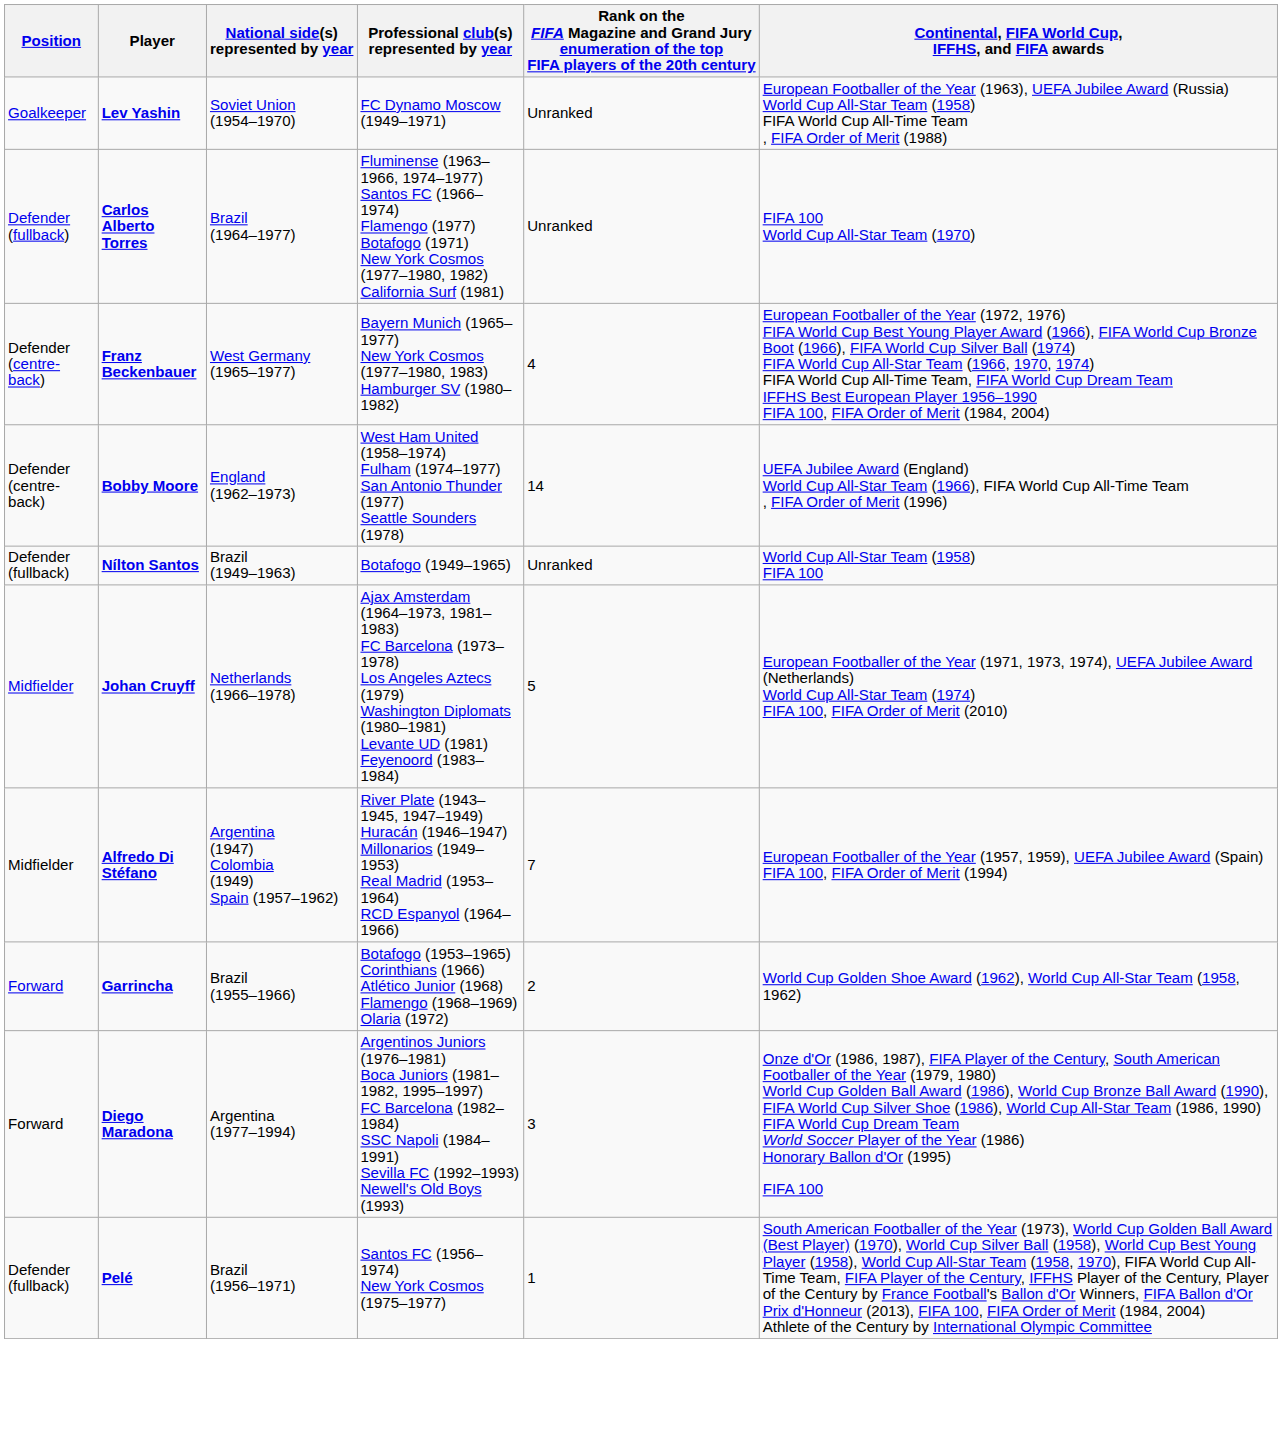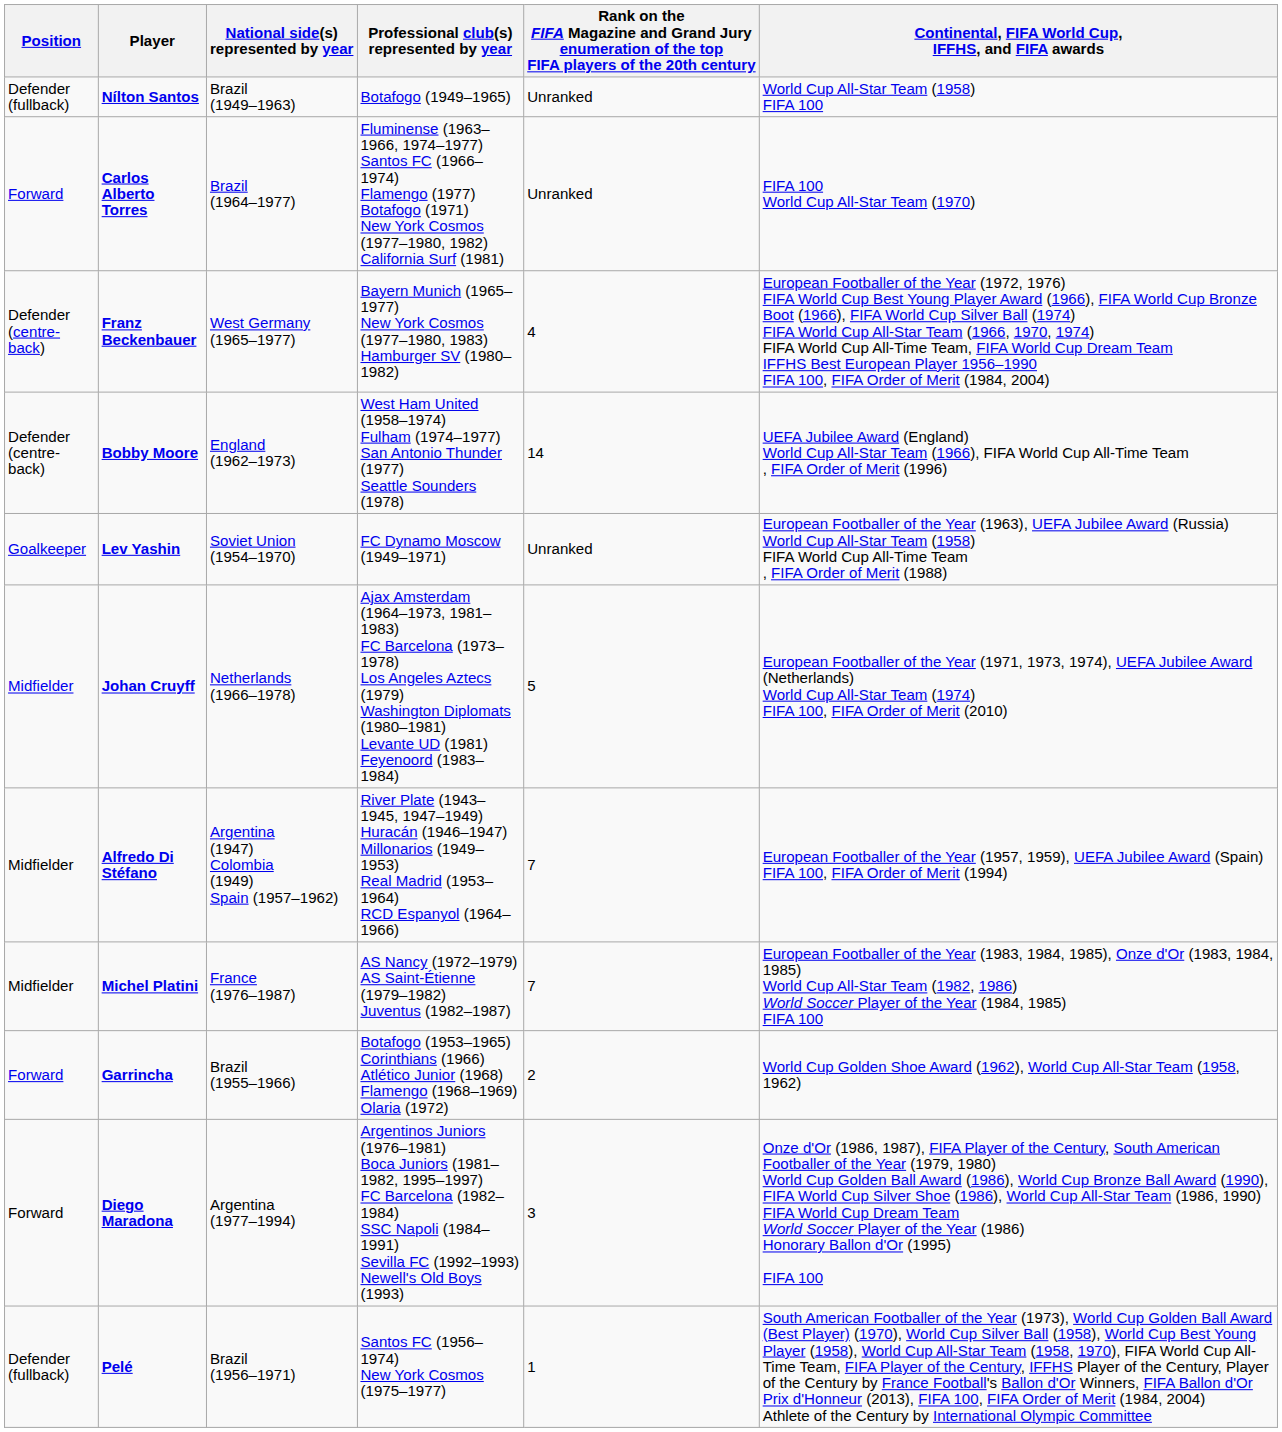rows swapped: (141, 113) <-> (150, 565)
(39, 226) Defender (fullback) -> (36, 193) Forward
+ row: (150, 986)
